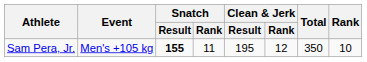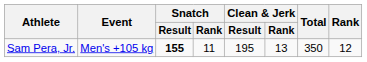(281, 48) 12 -> (281, 48) 13
(345, 48) 10 -> (345, 48) 12
